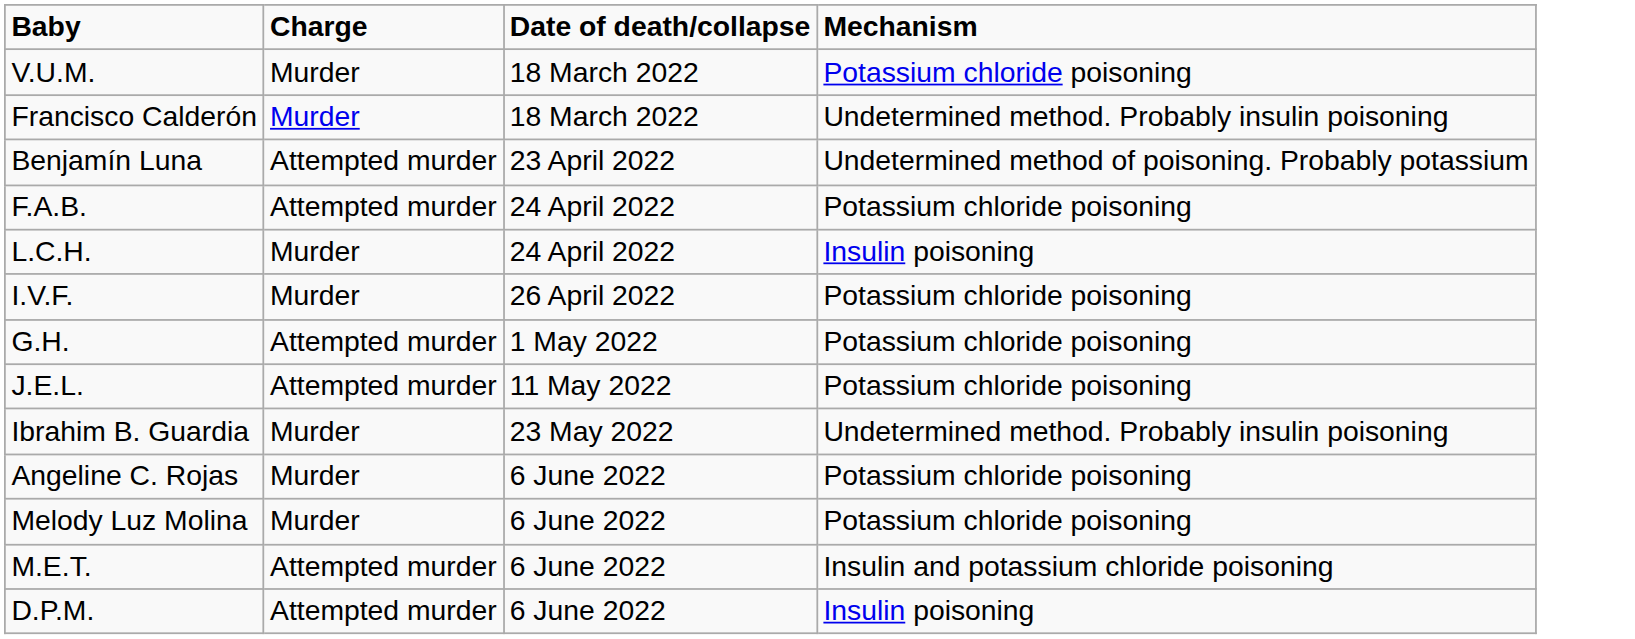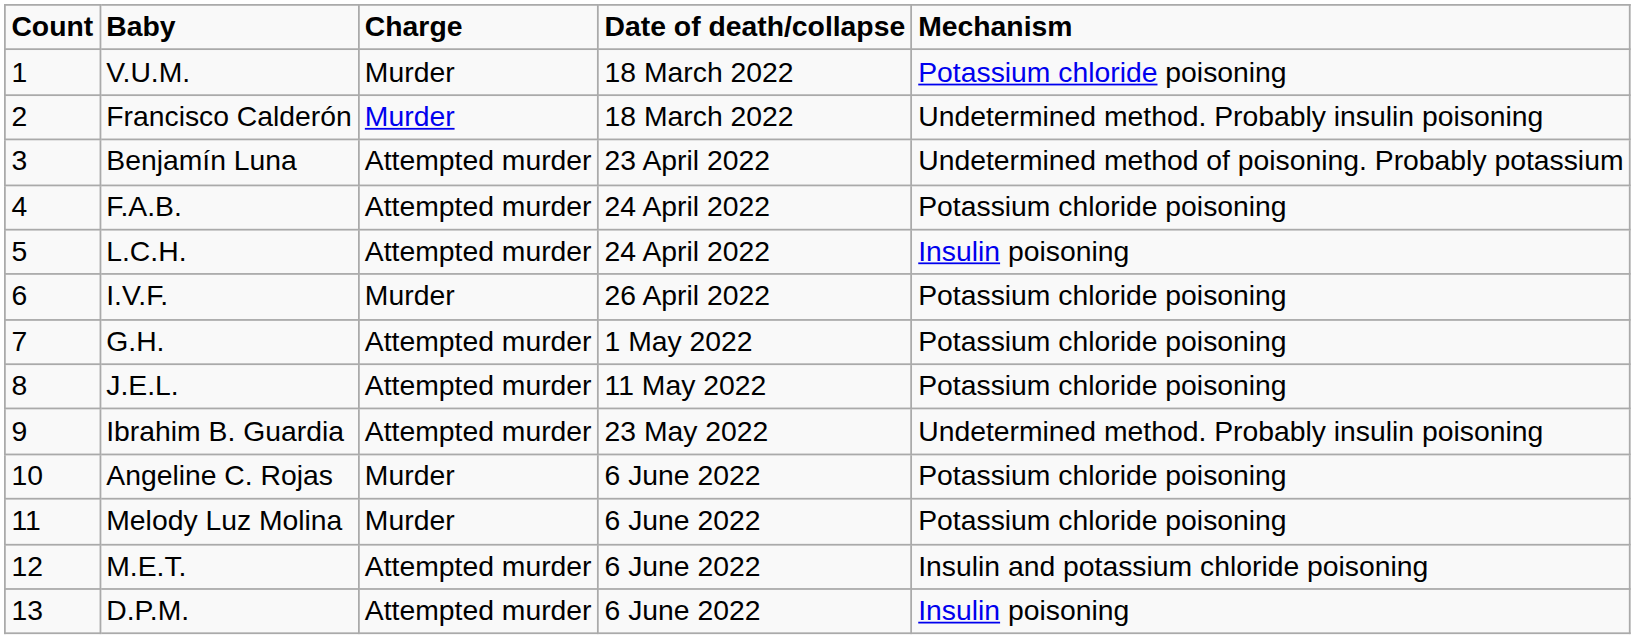+ column: (52, 26)
(315, 251) Murder -> (478, 251) Attempted murder
(315, 431) Murder -> (478, 431) Attempted murder
